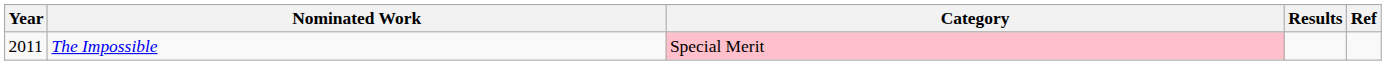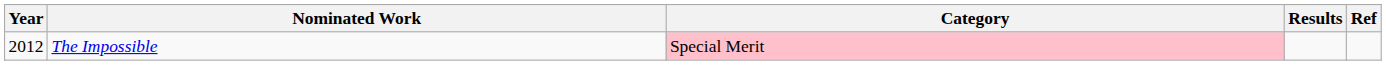(26, 45) 2011 -> (26, 45) 2012
